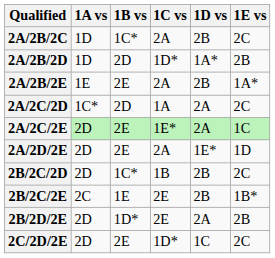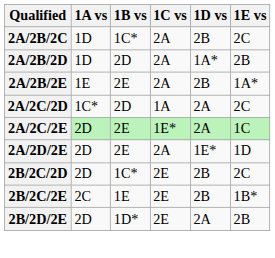(166, 60) 1D* -> (162, 60) 2A
(162, 173) 1B -> (161, 173) 2E
- row: (38, 241)
